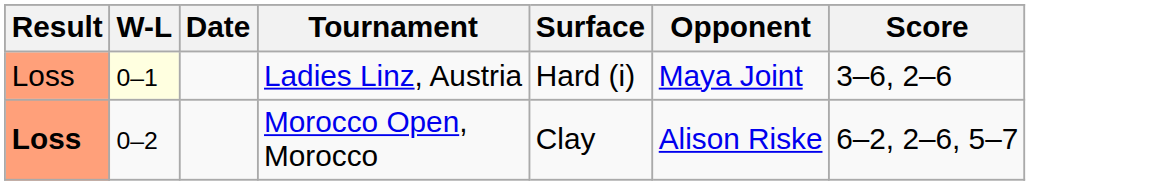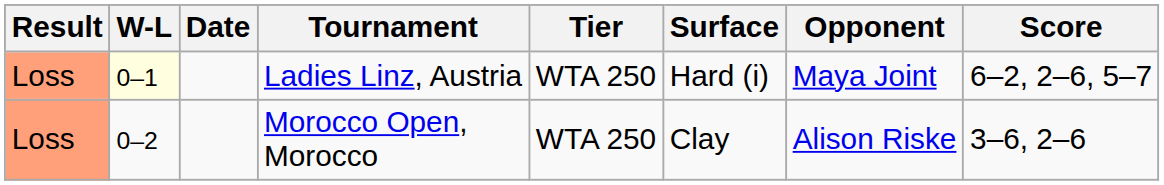+ column: (596, 28)
(894, 75) 3–6, 2–6 -> (1061, 75) 6–2, 2–6, 5–7
(47, 139) bold -> (43, 139) normal
(927, 139) 6–2, 2–6, 5–7 -> (1028, 139) 3–6, 2–6
